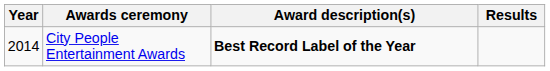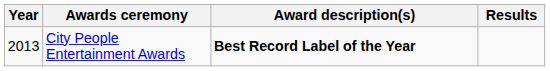(24, 46) 2014 -> (24, 46) 2013
